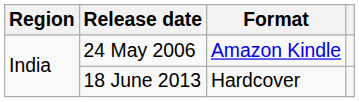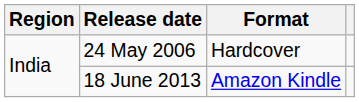(276, 50) Amazon Kindle -> (256, 50) Hardcover
(256, 81) Hardcover -> (276, 81) Amazon Kindle
